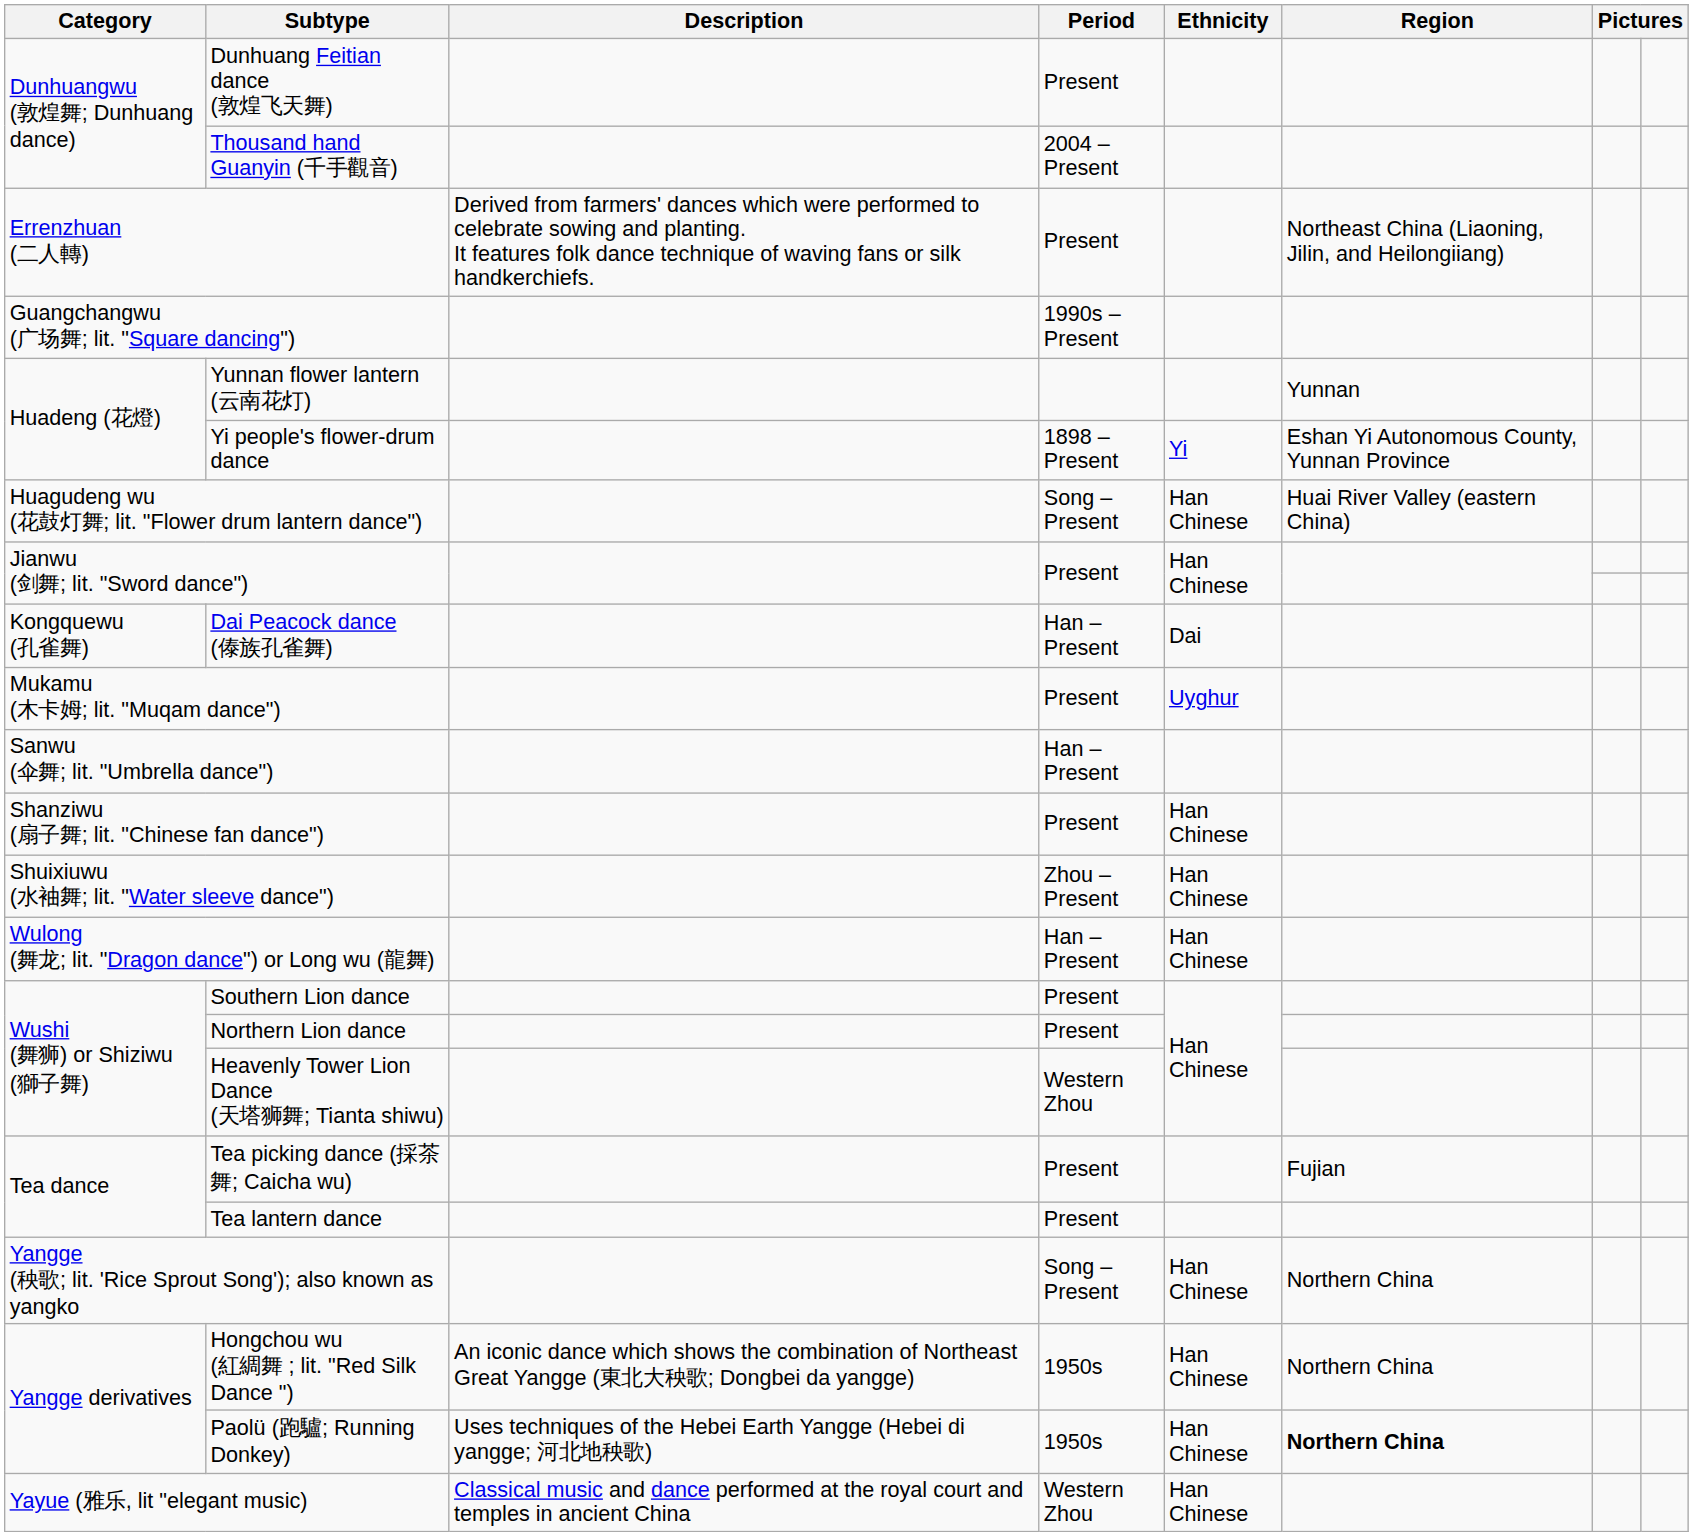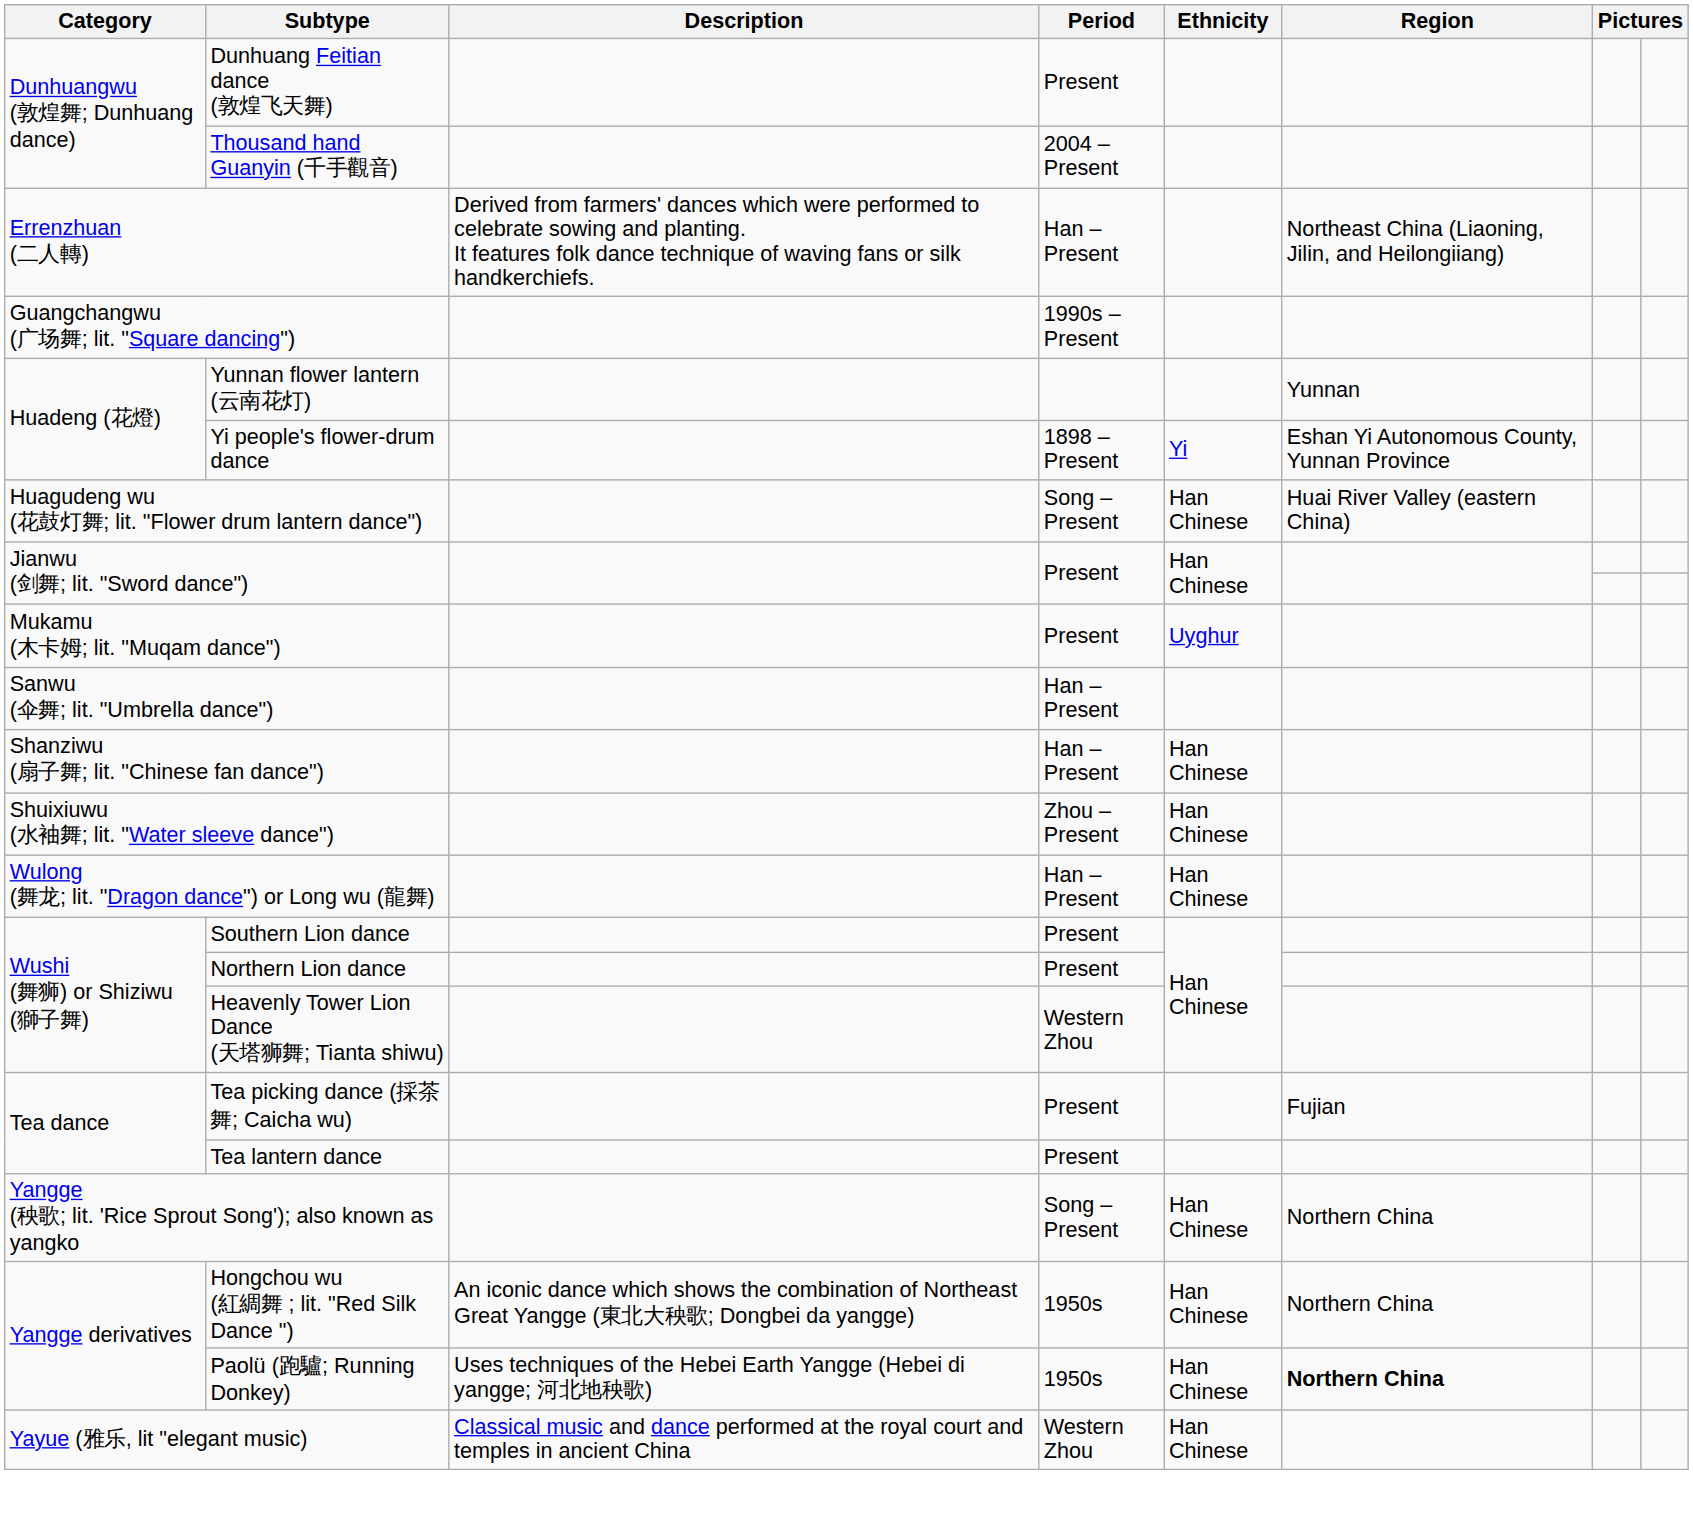(1081, 241) Present -> (1081, 241) Han –Present
- row: (67, 634)
(1081, 823) Present -> (1081, 760) Han –Present
